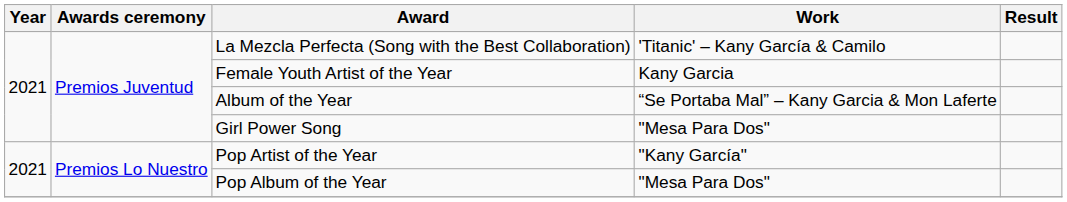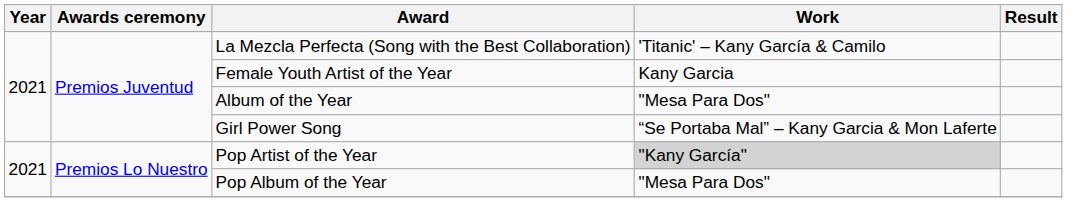(818, 100) “Se Portaba Mal” – Kany Garcia & Mon Laferte -> (704, 100) "Mesa Para Dos"
(704, 127) "Mesa Para Dos" -> (818, 127) “Se Portaba Mal” – Kany Garcia & Mon Laferte
(693, 155) no background -> (693, 155) lightgrey background
